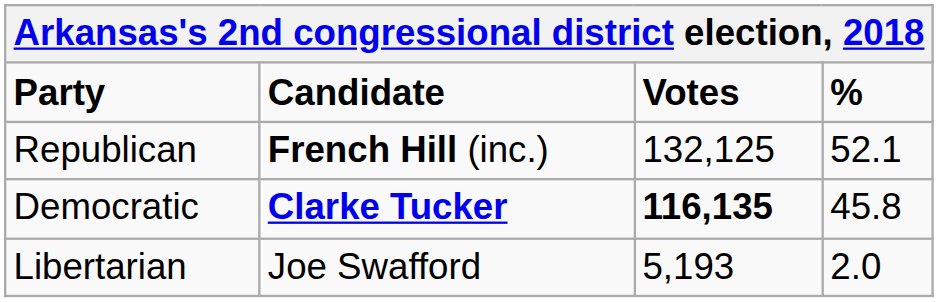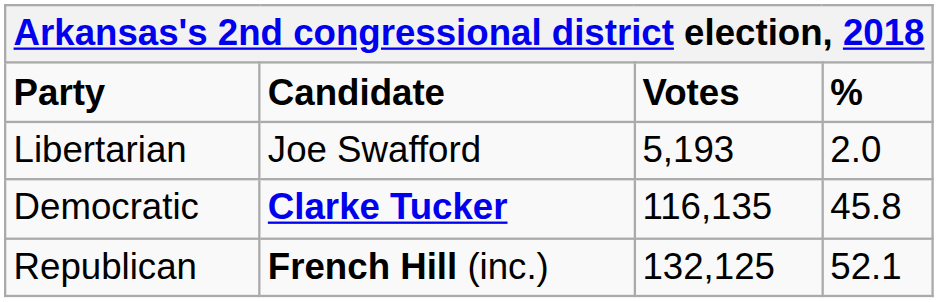rows swapped: (105, 149) <-> (100, 265)
(708, 207) bold -> (707, 207) normal
